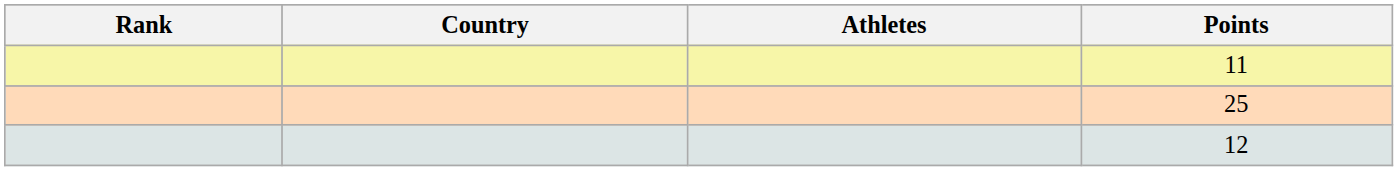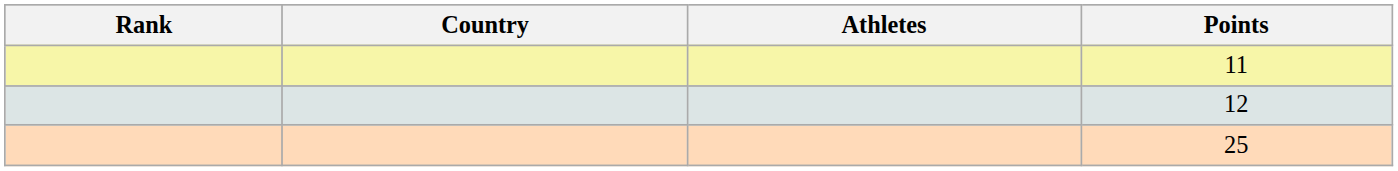rows swapped: (1236, 145) <-> (1236, 105)
